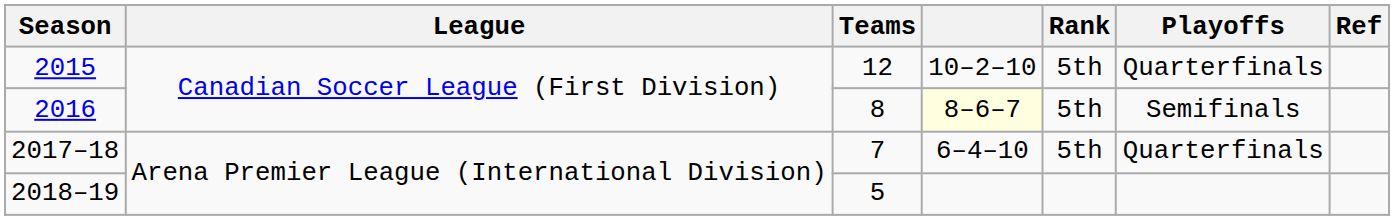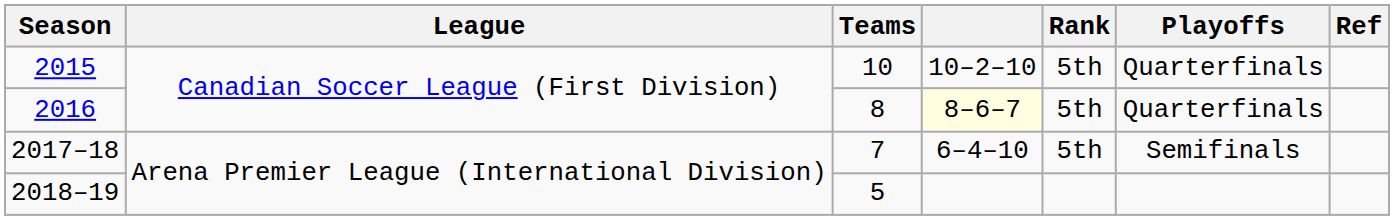(877, 68) 12 -> (877, 68) 10
(1223, 110) Semifinals -> (1223, 110) Quarterfinals
(1223, 152) Quarterfinals -> (1223, 152) Semifinals
